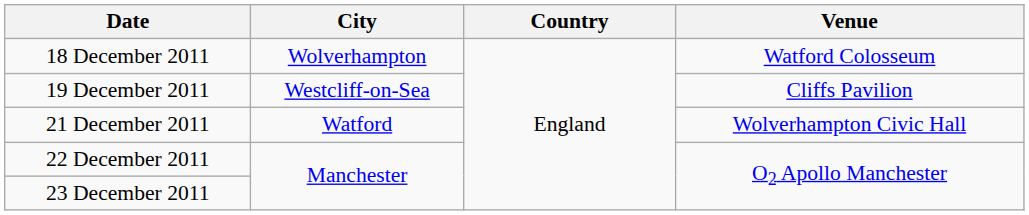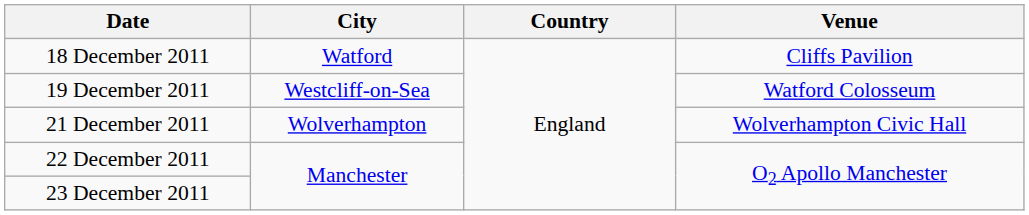(357, 55) Wolverhampton -> (357, 55) Watford
(850, 55) Watford Colosseum -> (850, 55) Cliffs Pavilion
(850, 90) Cliffs Pavilion -> (850, 90) Watford Colosseum
(357, 124) Watford -> (357, 124) Wolverhampton
